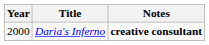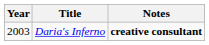(18, 31) 2000 -> (18, 31) 2003
